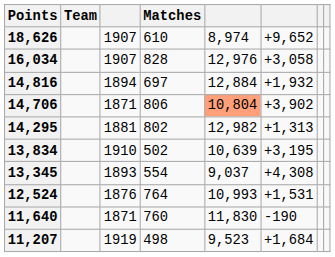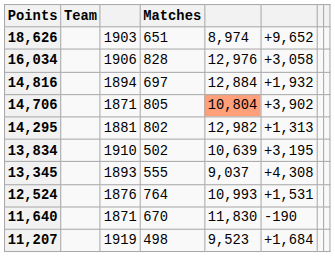(120, 38) 1907 -> (120, 38) 1903
(156, 38) 610 -> (156, 38) 651
(120, 61) 1907 -> (120, 61) 1906
(156, 106) 806 -> (156, 106) 805
(156, 173) 554 -> (156, 173) 555
(156, 218) 760 -> (156, 218) 670
